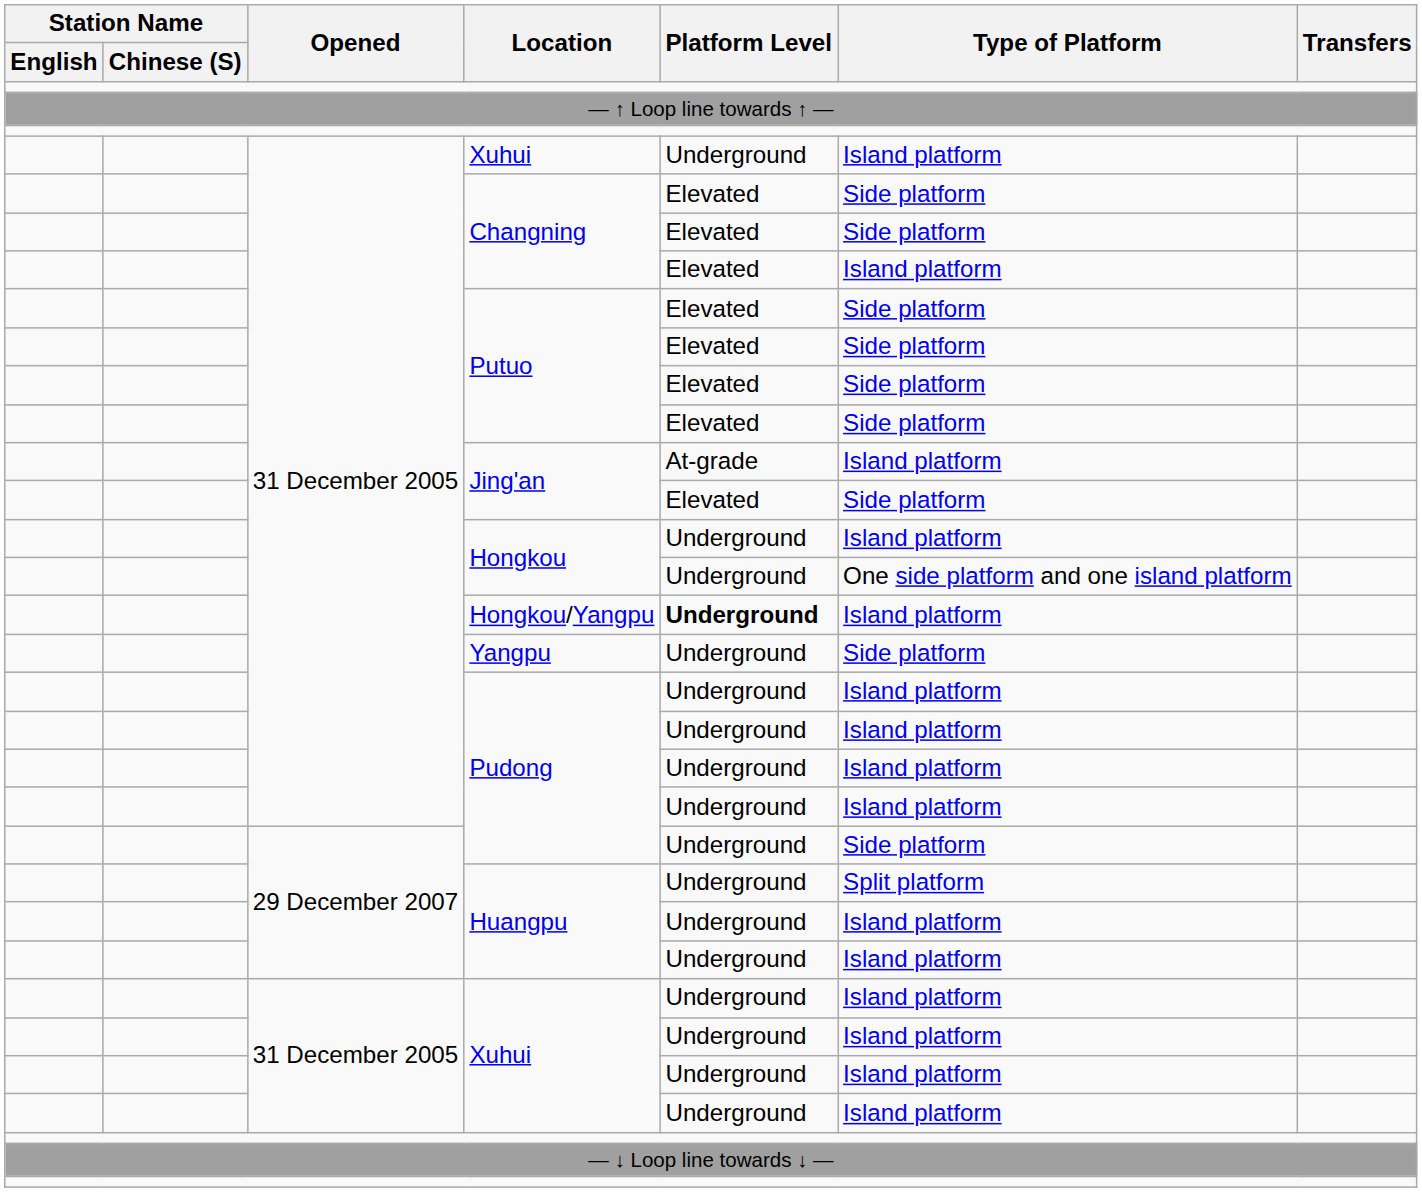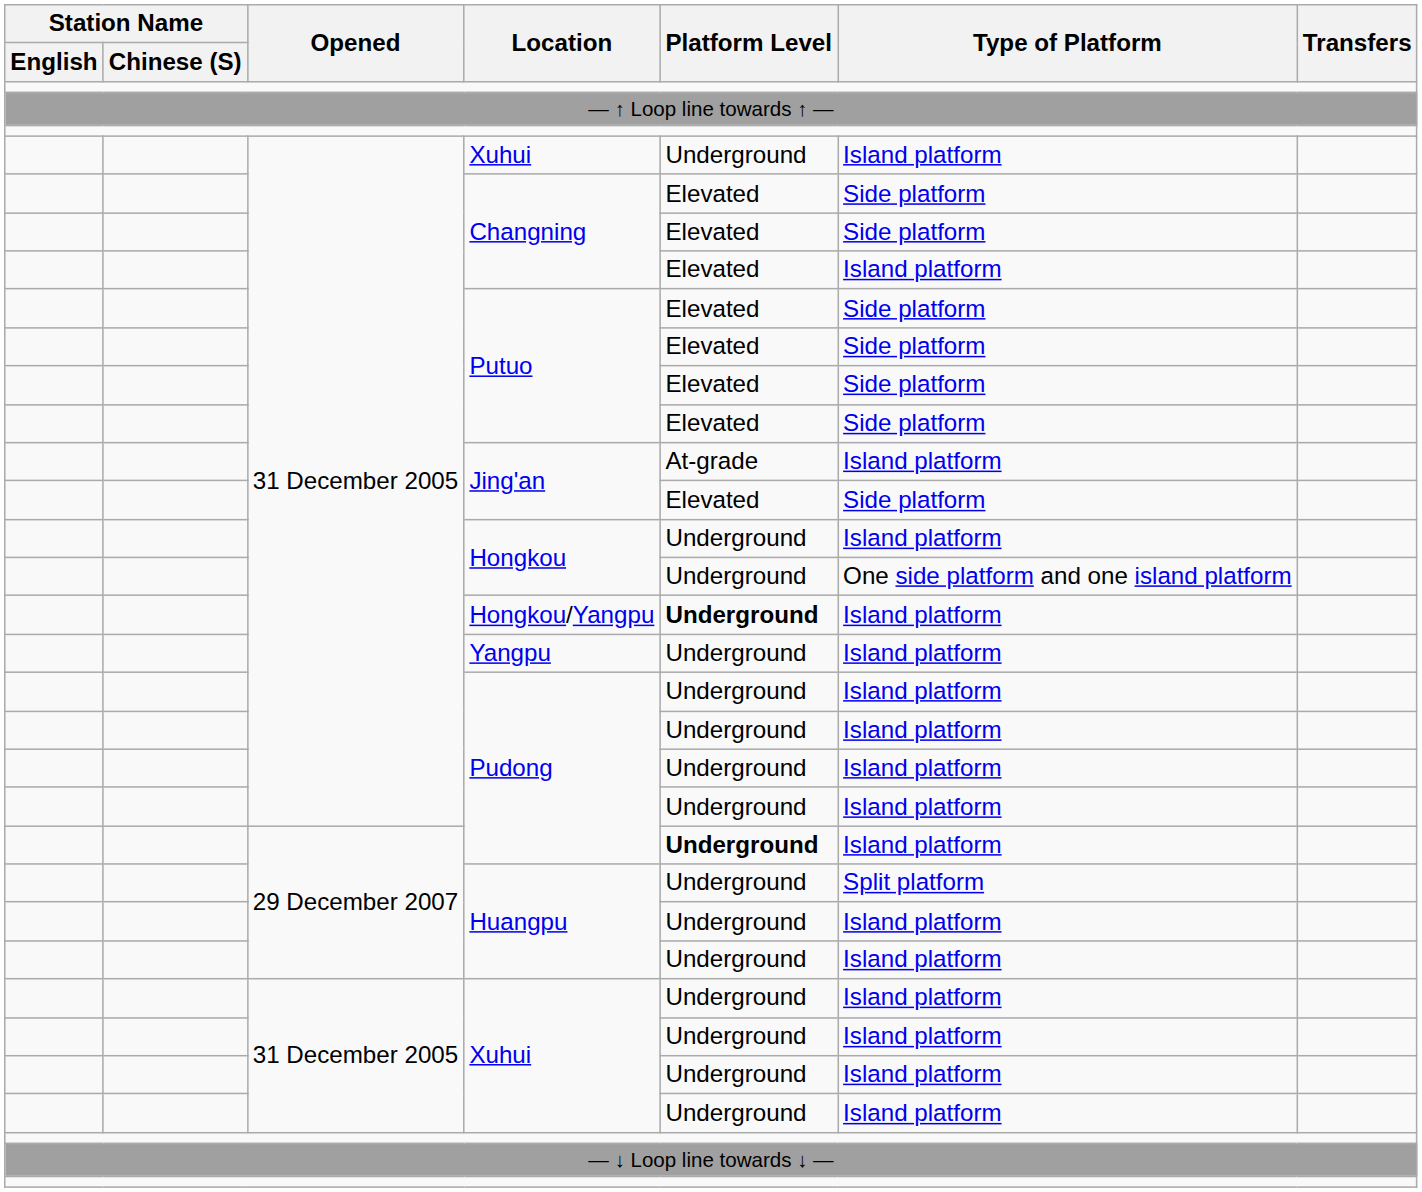(914, 653) Side platform -> (922, 653) Island platform
(736, 844) normal -> (742, 844) bold
(914, 844) Side platform -> (922, 844) Island platform
